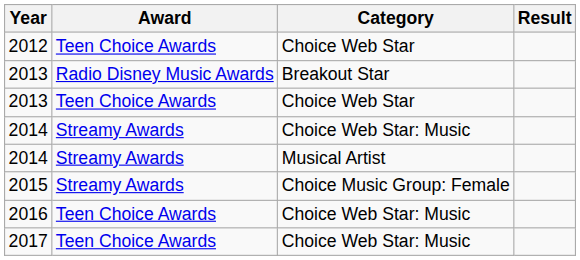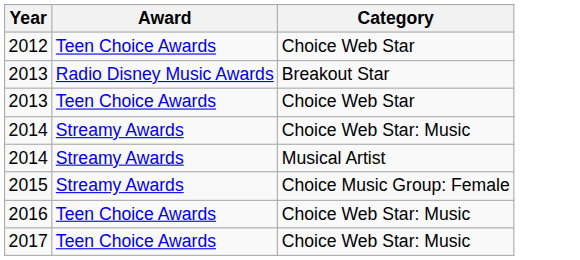- column: (545, 18)
